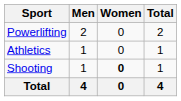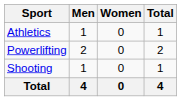rows swapped: (29, 50) <-> (37, 31)
(121, 68) bold -> (121, 68) normal
